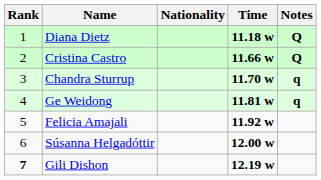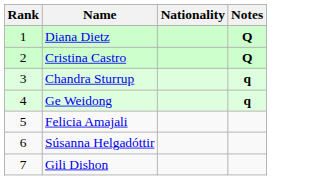- column: (253, 15)
(23, 164) bold -> (23, 164) normal
